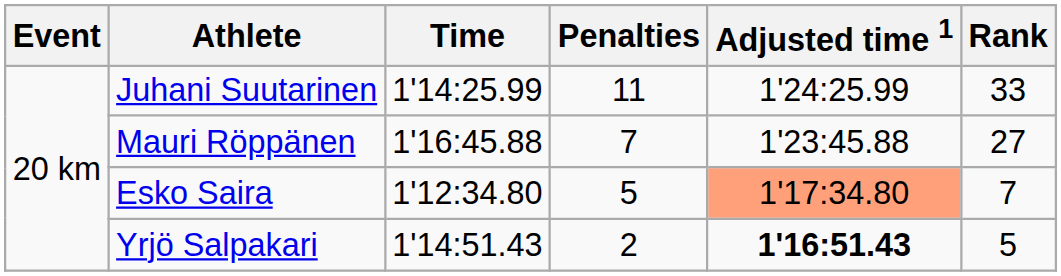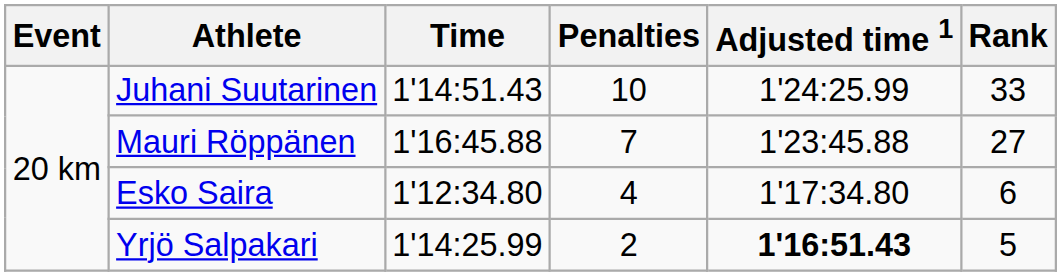(467, 91) 1'14:25.99 -> (467, 91) 1'14:51.43
(629, 91) 11 -> (629, 91) 10
(629, 193) 5 -> (629, 193) 4
(834, 193) lightsalmon background -> (834, 193) no background
(1008, 193) 7 -> (1008, 193) 6
(467, 244) 1'14:51.43 -> (467, 244) 1'14:25.99
